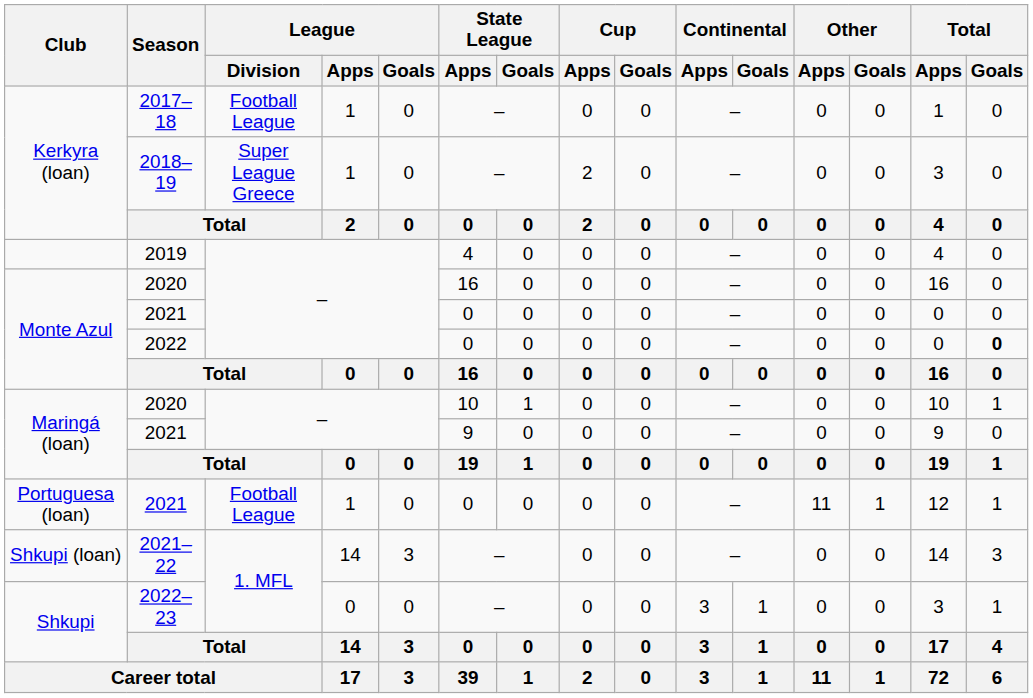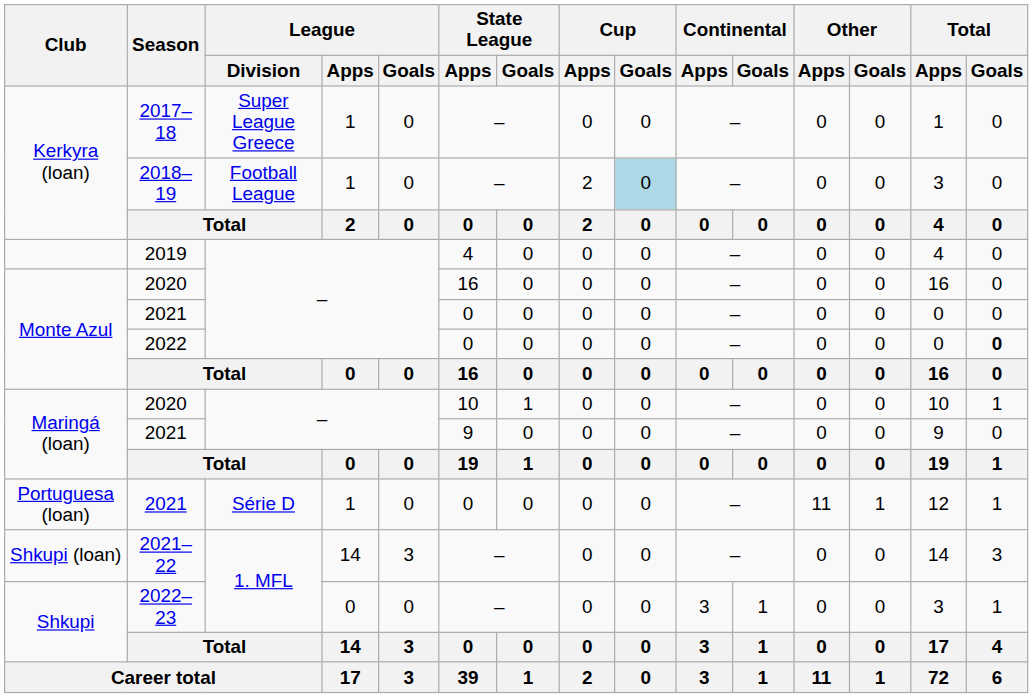(263, 111) Football League -> (263, 121) Super League Greece
(263, 173) Super League Greece -> (263, 183) Football League
(646, 173) no background -> (646, 183) lightblue background
(263, 504) Football League -> (263, 504) Série D
